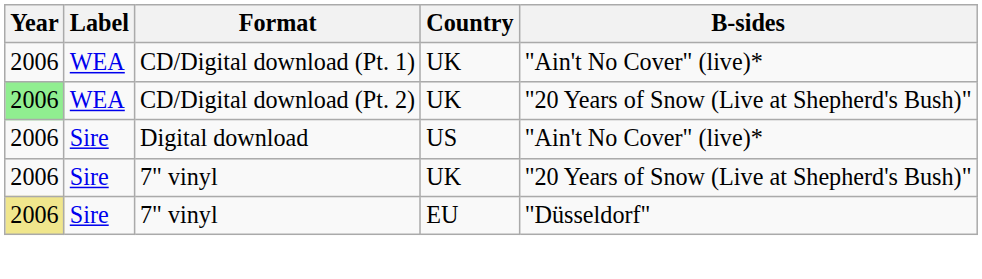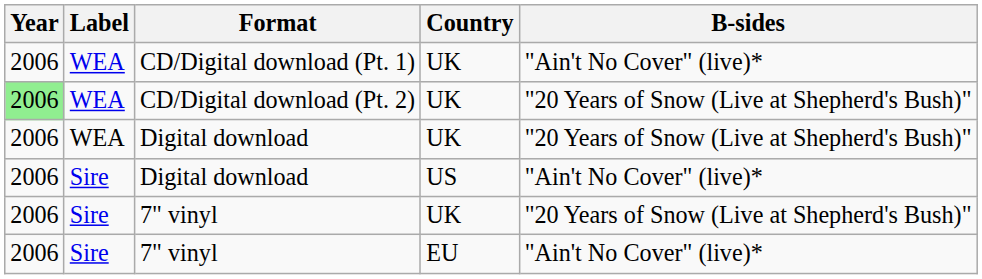+ row: (224, 138)
(34, 215) khaki background -> (34, 253) no background
(588, 215) "Düsseldorf" -> (644, 253) "Ain't No Cover" (live)*
